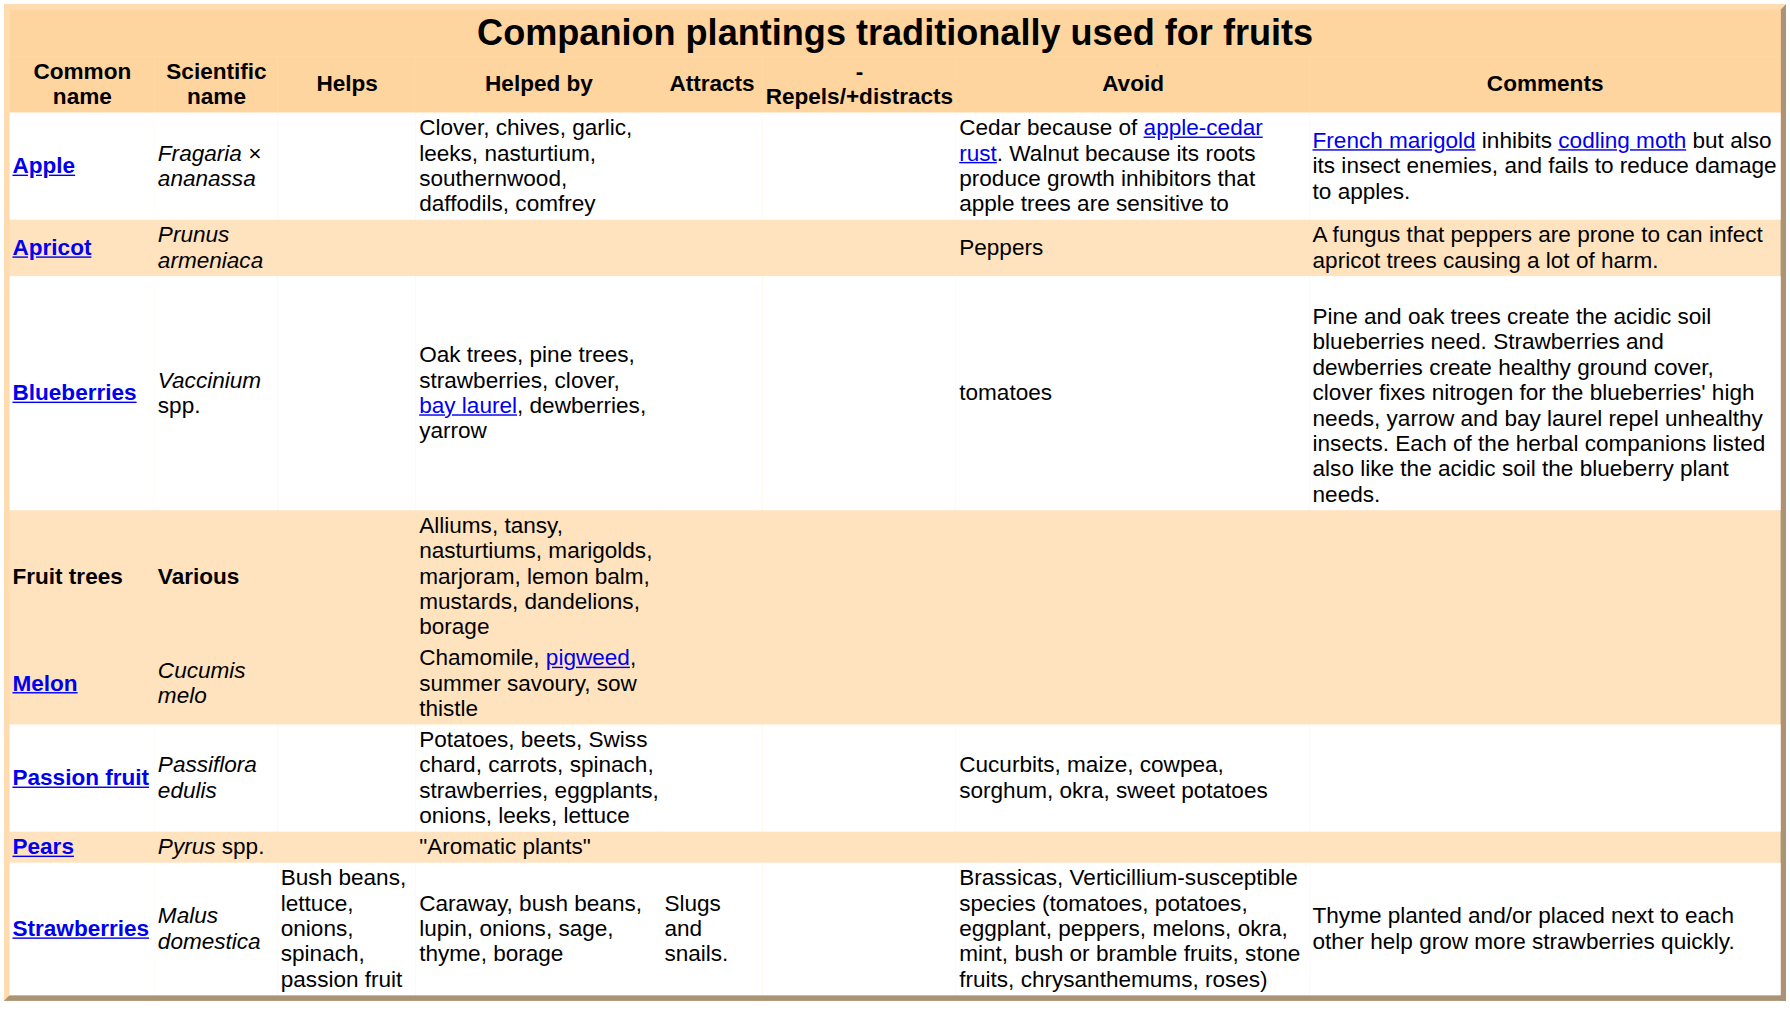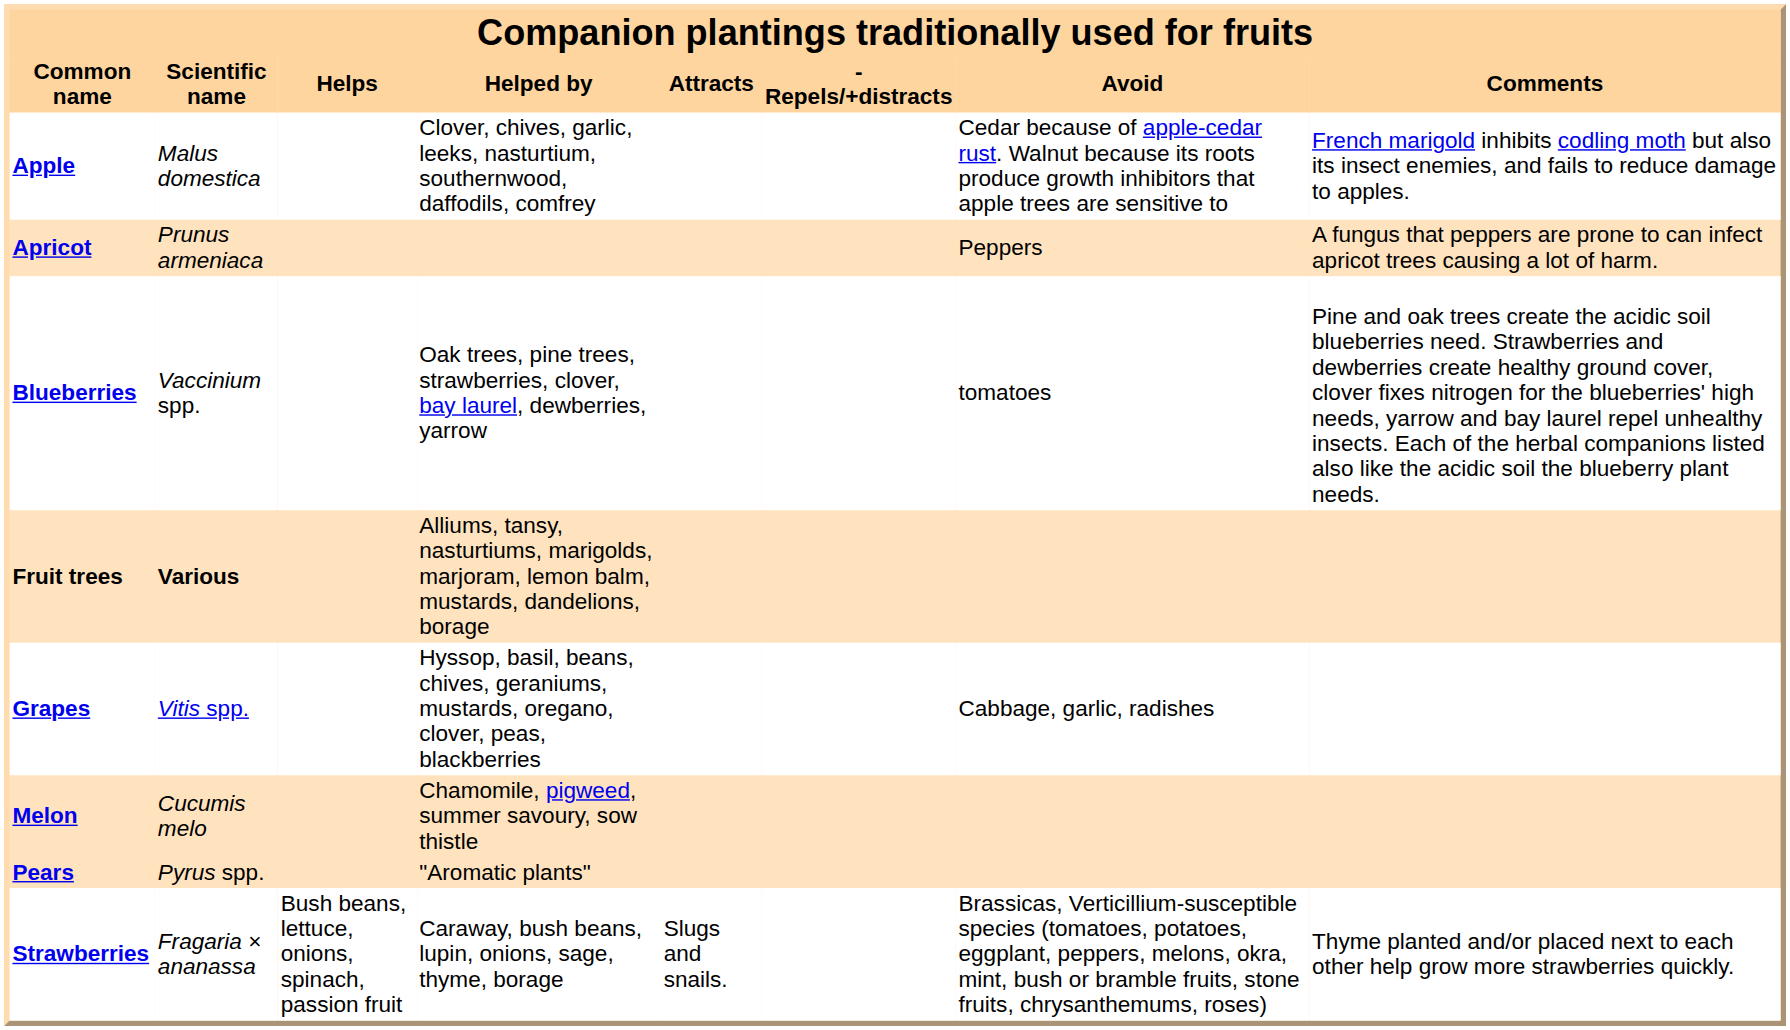(210, 165) Fragaria × ananassa -> (209, 165) Malus domestica
+ row: (51, 708)
- row: (81, 777)
(209, 928) Malus domestica -> (210, 954) Fragaria × ananassa
